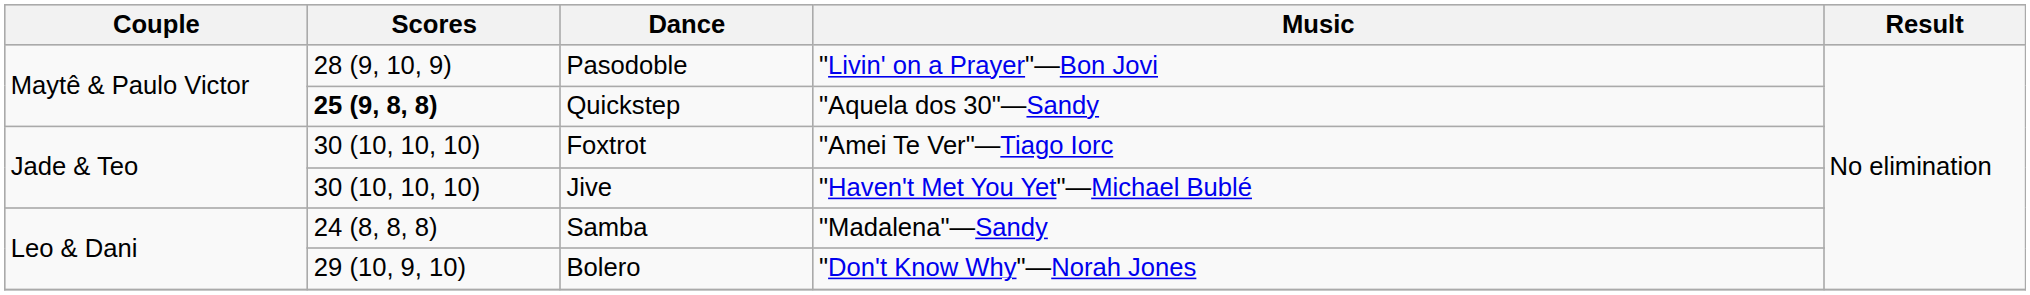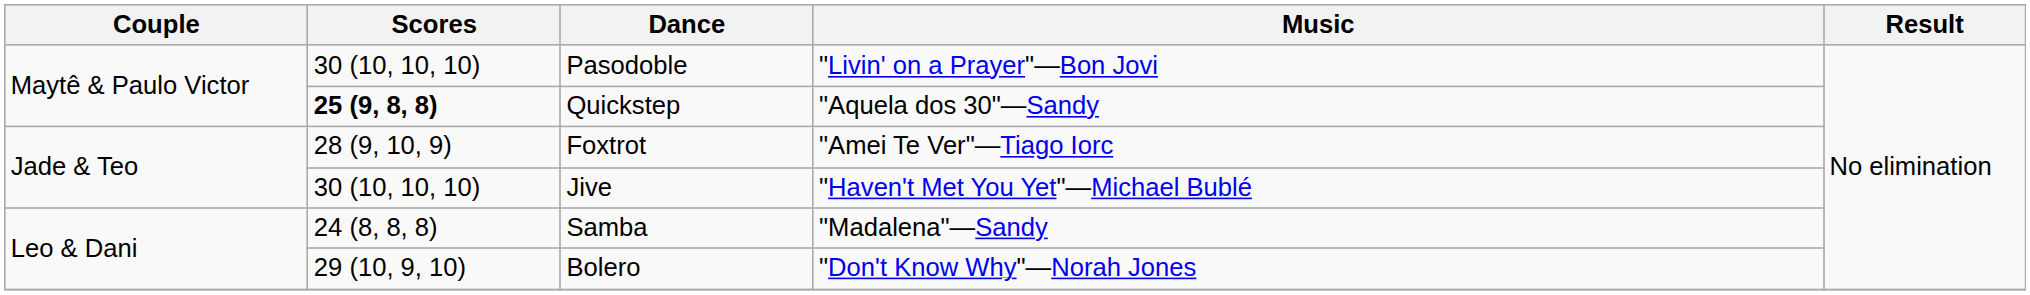(383, 65) 28 (9, 10, 9) -> (397, 65) 30 (10, 10, 10)
(397, 146) 30 (10, 10, 10) -> (383, 146) 28 (9, 10, 9)
